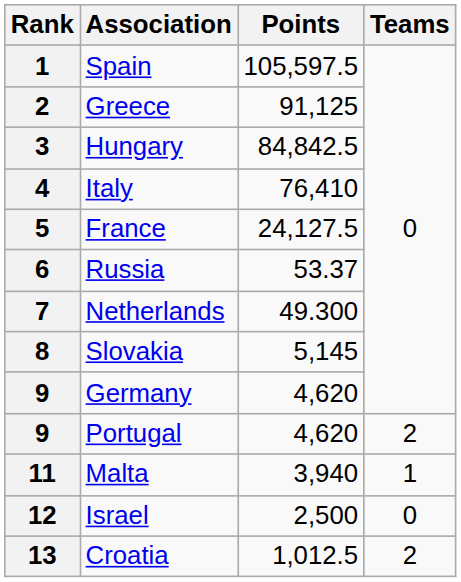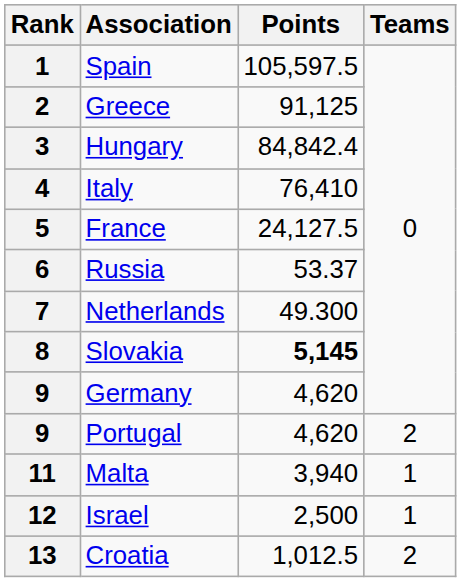(308, 147) 84,842.5 -> (308, 147) 84,842.4
(326, 351) normal -> (326, 351) bold
(410, 515) 0 -> (410, 515) 1
